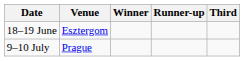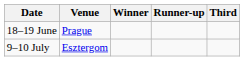(85, 30) Esztergom -> (77, 30) Prague
(77, 47) Prague -> (85, 47) Esztergom
